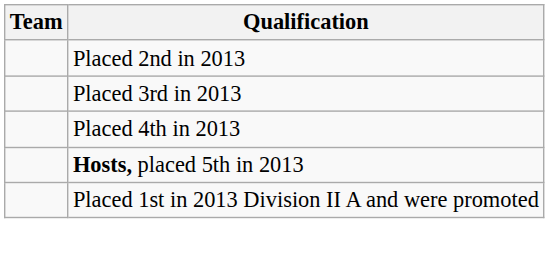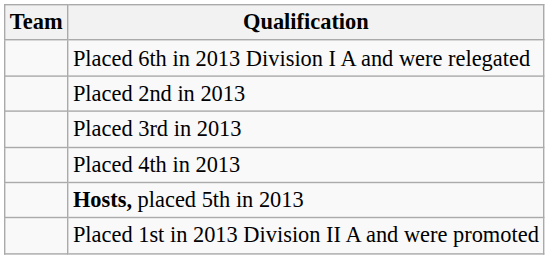+ row: (301, 57)
